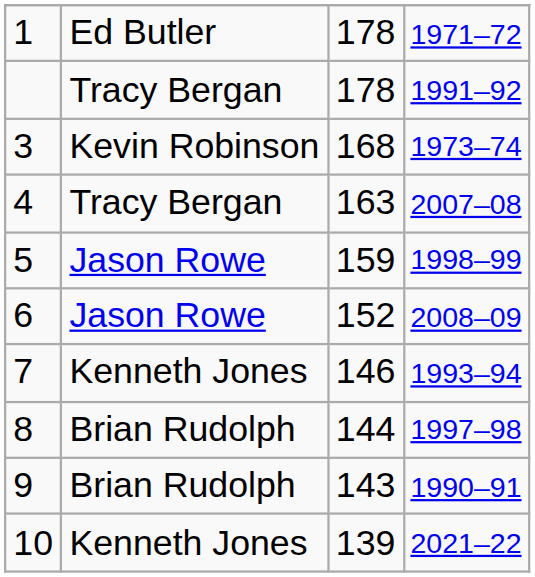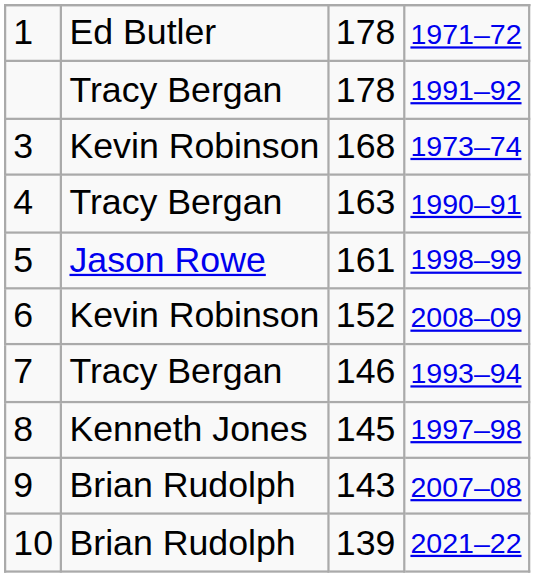(466, 203) 2007–08 -> (466, 203) 1990–91
(366, 259) 159 -> (366, 259) 161
(168, 315) Jason Rowe -> (194, 315) Kevin Robinson
(188, 372) Kenneth Jones -> (176, 372) Tracy Bergan
(183, 428) Brian Rudolph -> (188, 428) Kenneth Jones
(366, 428) 144 -> (366, 428) 145
(466, 486) 1990–91 -> (466, 486) 2007–08
(188, 542) Kenneth Jones -> (183, 542) Brian Rudolph
